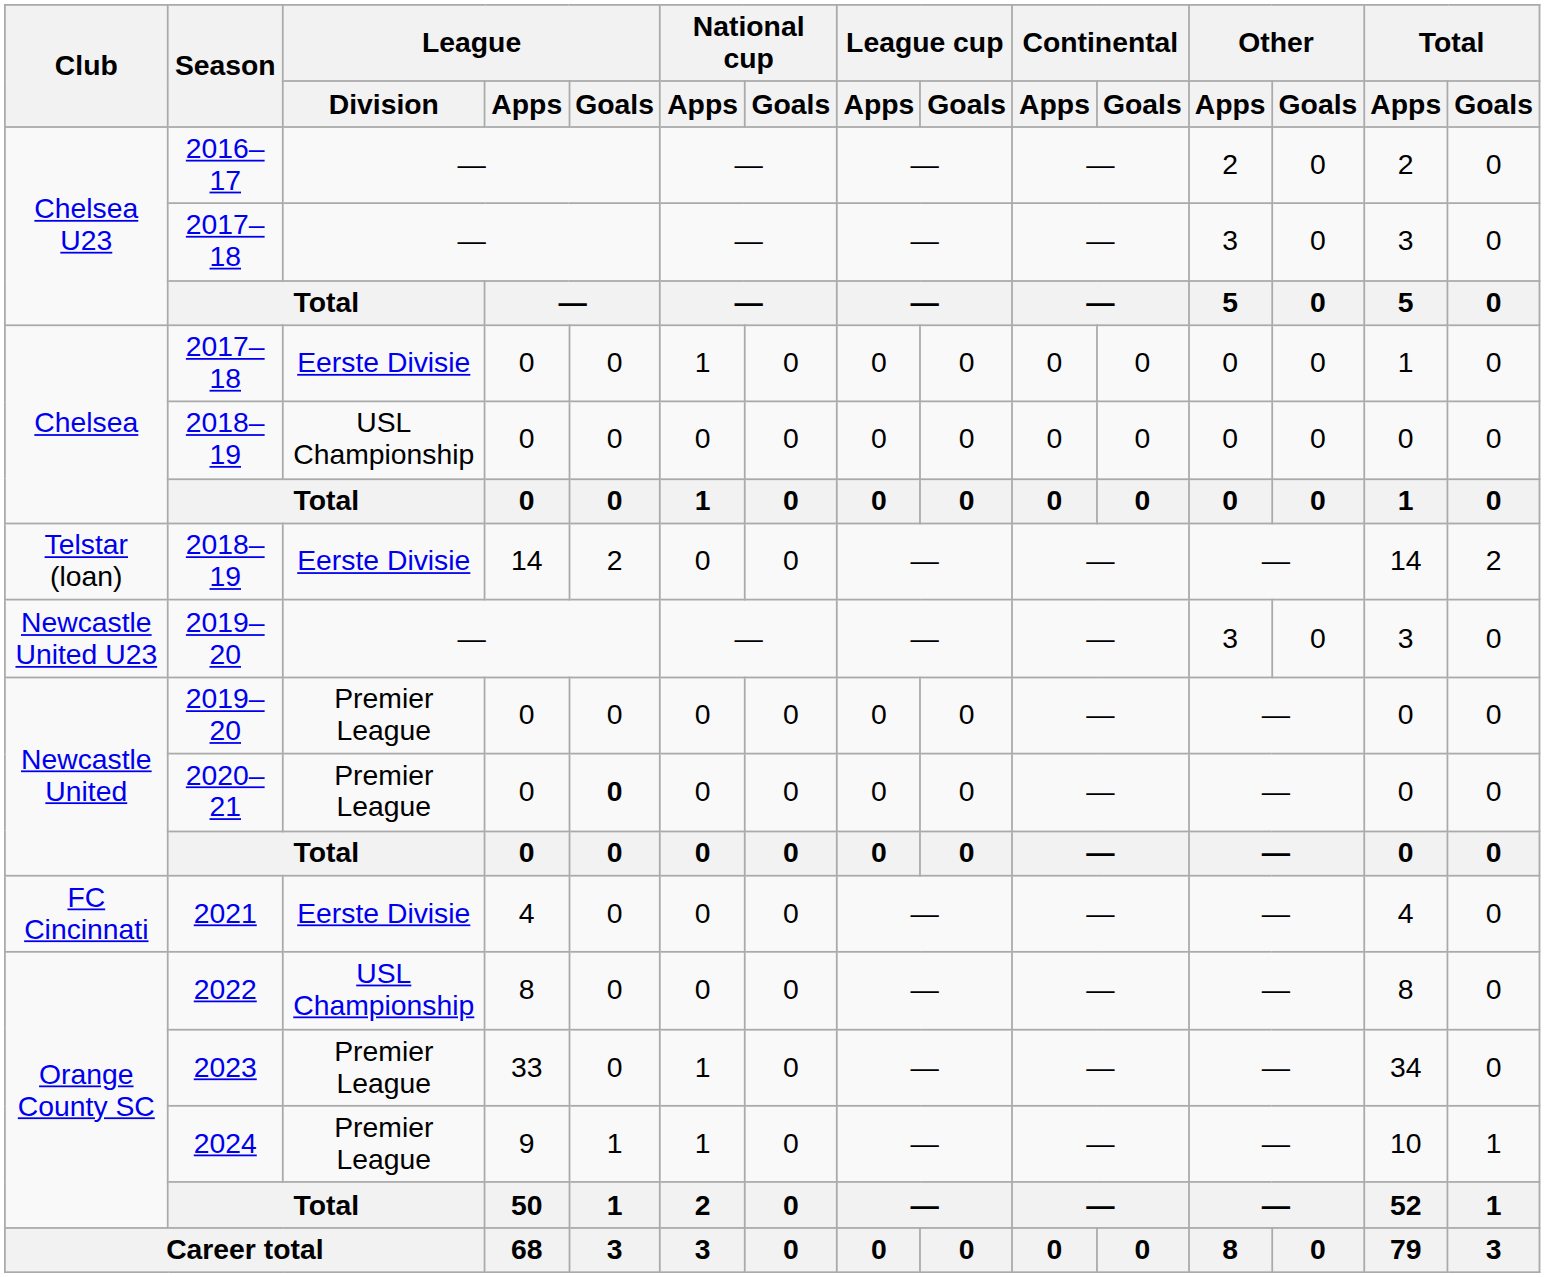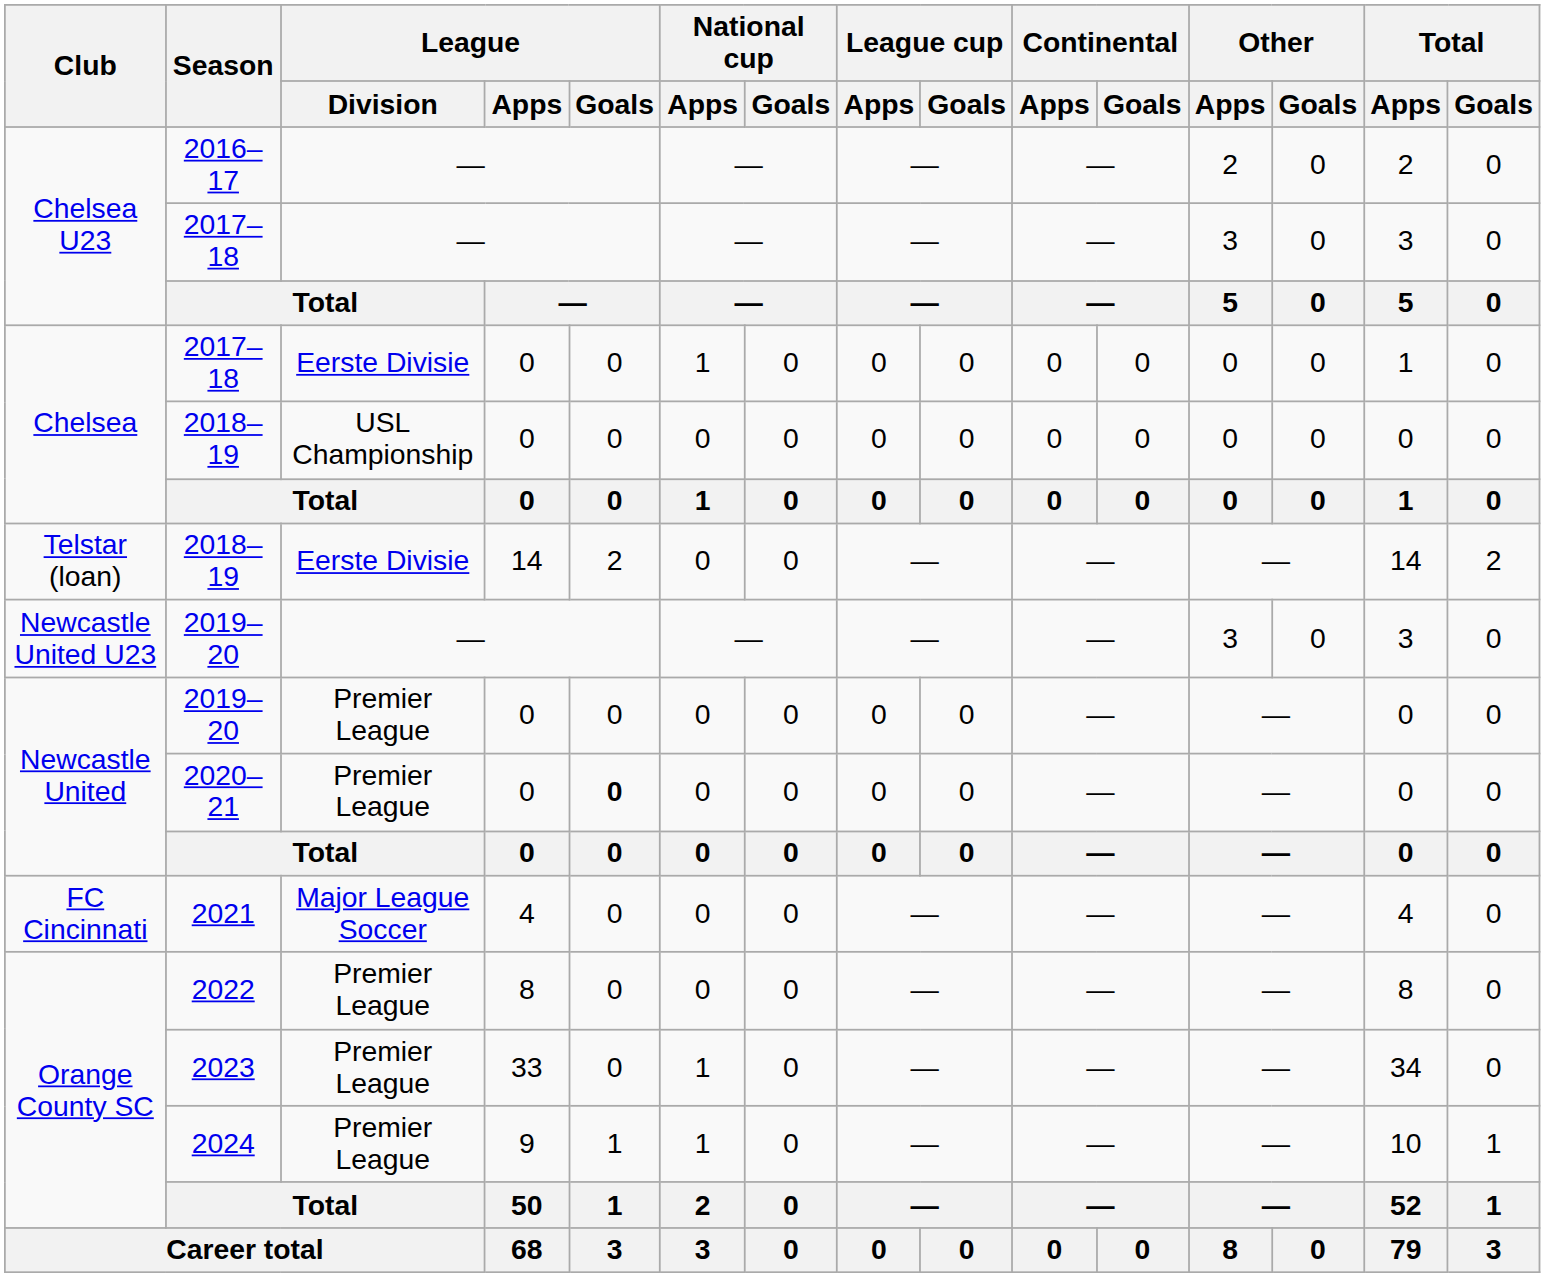(384, 913) Eerste Divisie -> (383, 913) Major League Soccer
(384, 990) USL Championship -> (383, 990) Premier League
